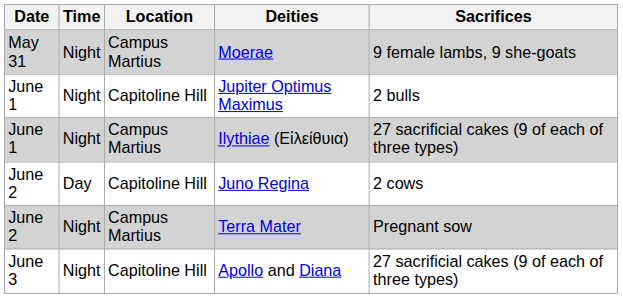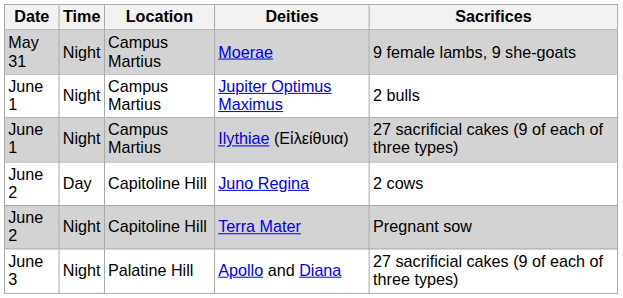(157, 95) Capitoline Hill -> (138, 95) Campus Martius
(138, 227) Campus Martius -> (157, 227) Capitoline Hill
(157, 271) Capitoline Hill -> (151, 271) Palatine Hill
